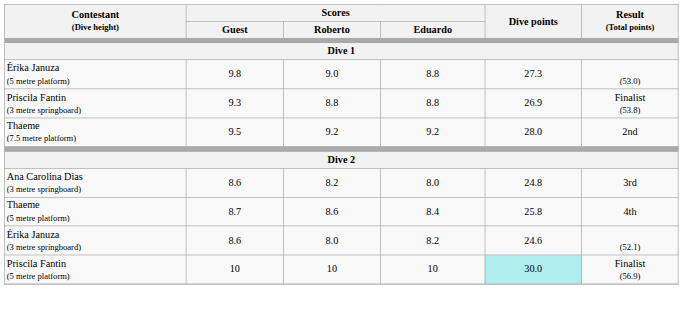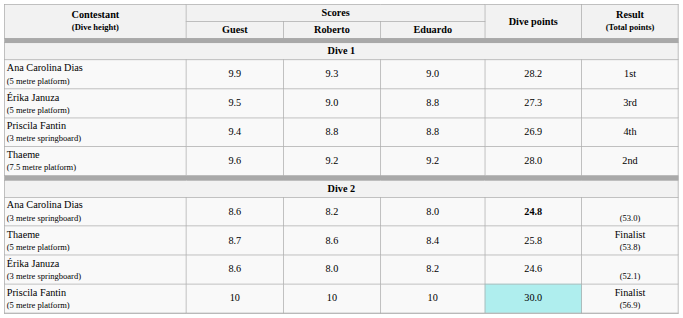+ row: (45, 74)
(235, 74) 9.8 -> (235, 103) 9.5
(630, 81) (53.0) -> (630, 103) 3rd
(235, 103) 9.3 -> (235, 132) 9.4
(630, 103) Finalist (53.8) -> (630, 132) 4th
(235, 132) 9.5 -> (235, 161) 9.6
(533, 183) normal -> (533, 212) bold
(630, 183) 3rd -> (630, 218) (53.0)
(630, 212) 4th -> (630, 241) Finalist (53.8)
